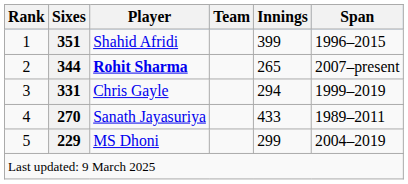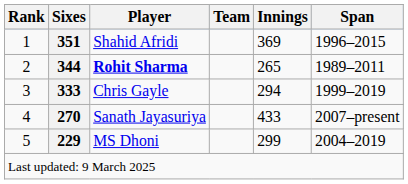(269, 41) 399 -> (269, 41) 369
(357, 66) 2007–present -> (350, 66) 1989–2011
(69, 91) 331 -> (69, 91) 333
(350, 116) 1989–2011 -> (357, 116) 2007–present
